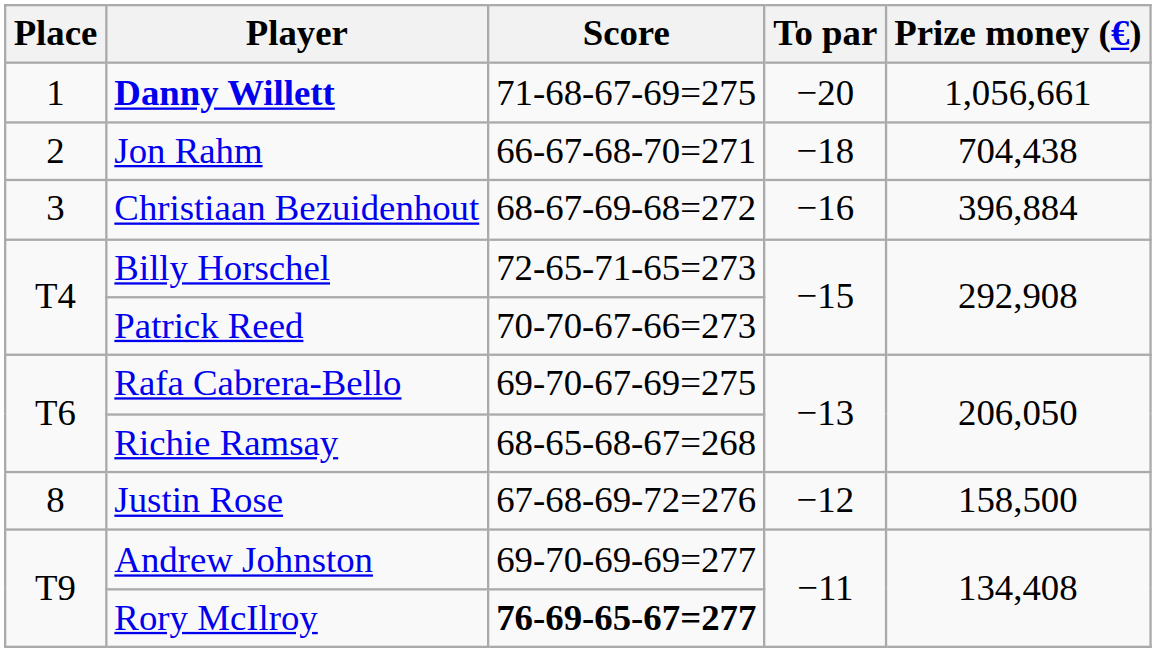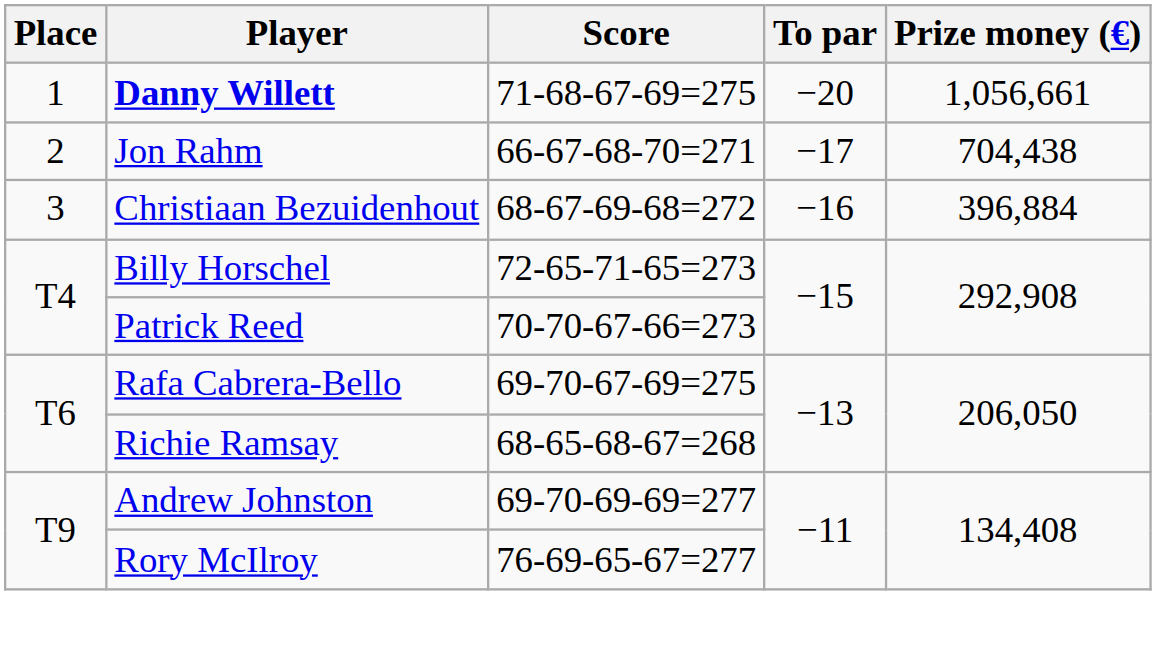(825, 150) −18 -> (825, 150) −17
- row: (199, 500)
(626, 617) bold -> (626, 558) normal
